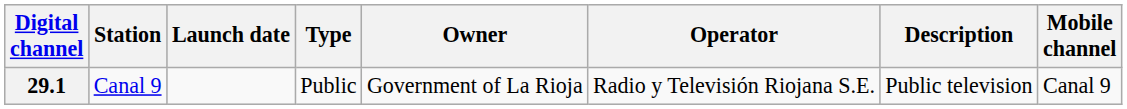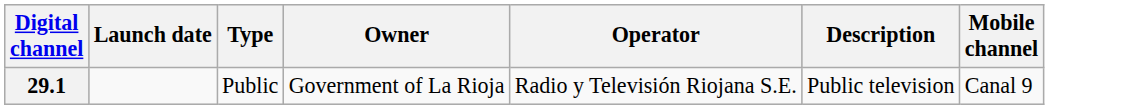- column: (128, 36)
